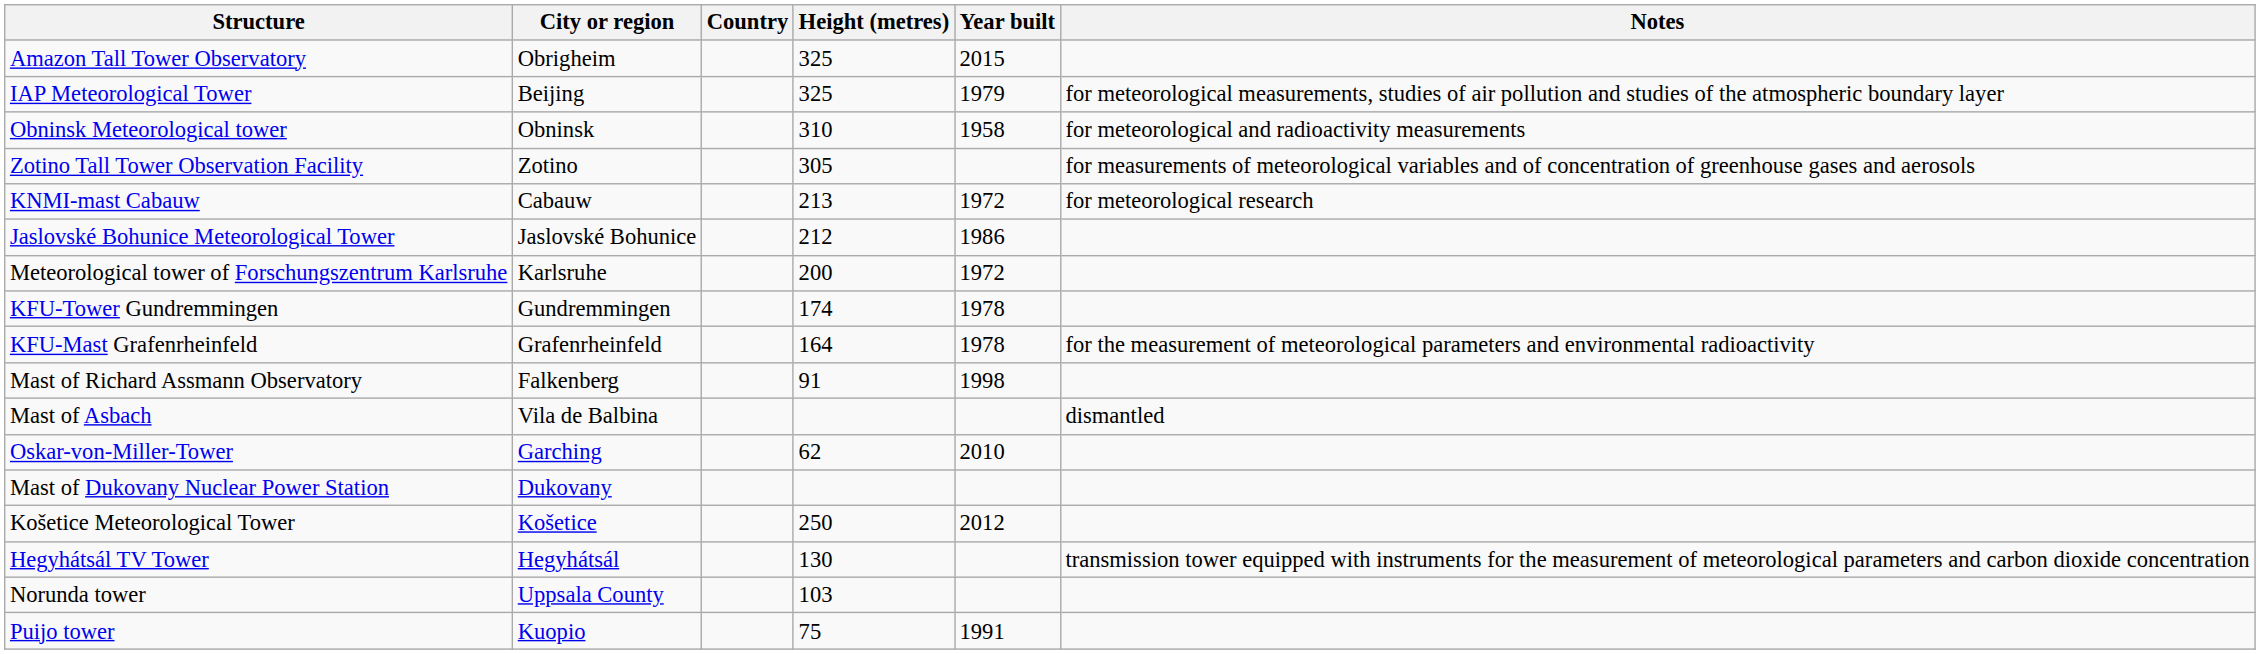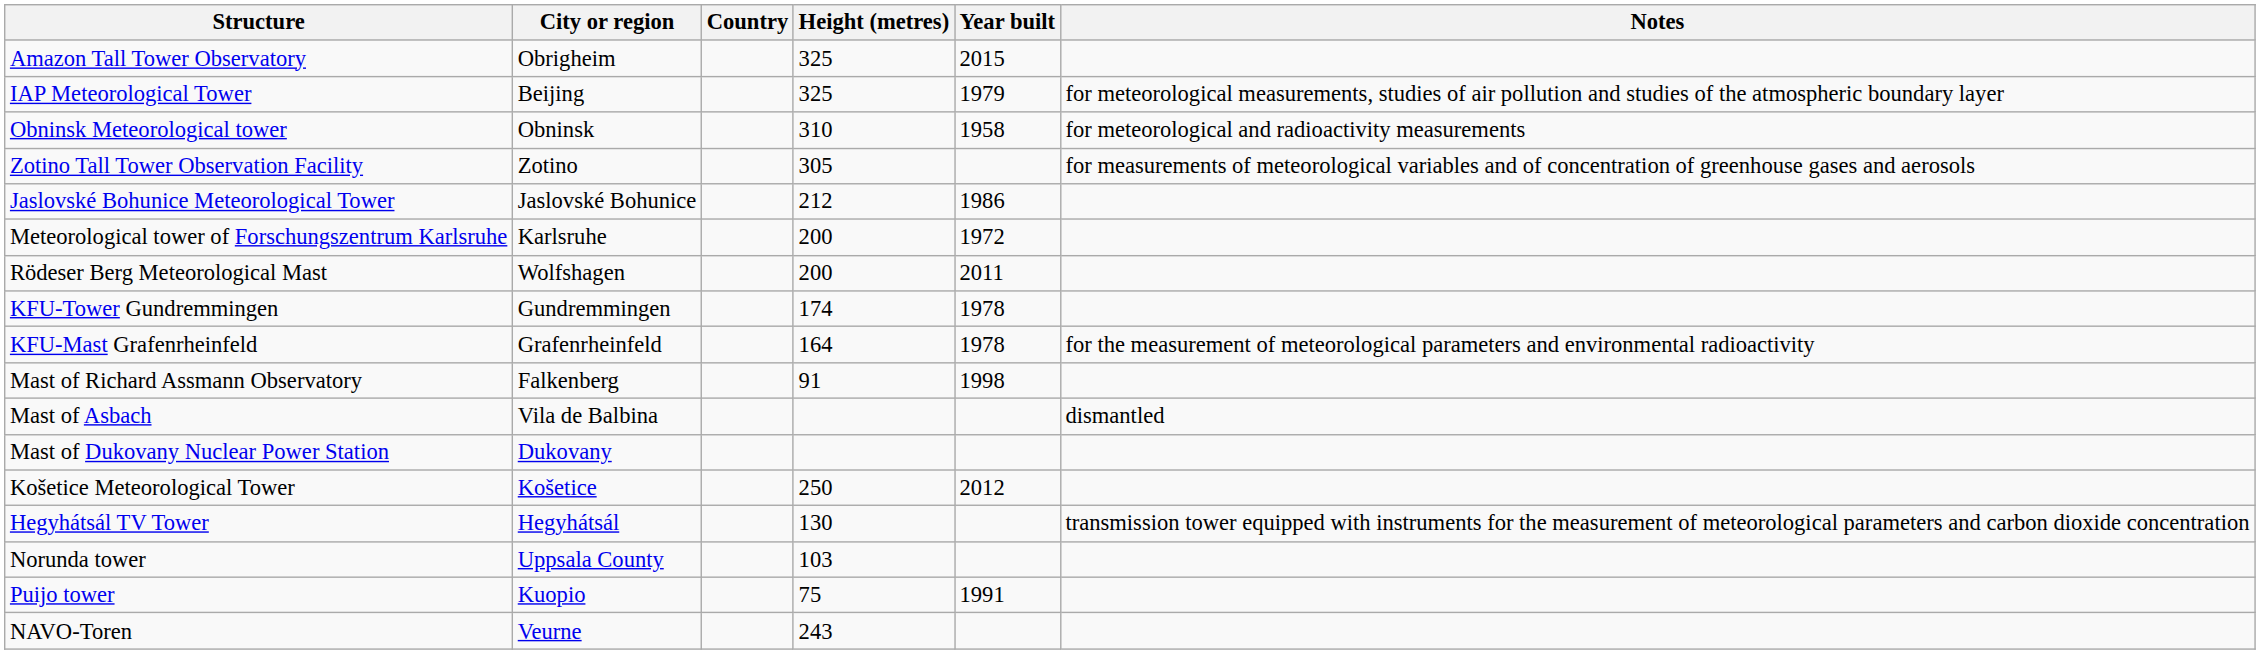- row: (105, 201)
+ row: (169, 272)
- row: (121, 451)
+ row: (71, 630)
